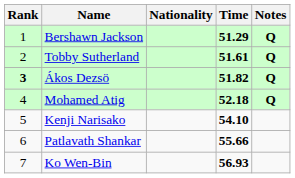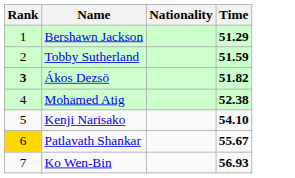- column: (271, 15)
(234, 57) 51.61 -> (234, 57) 51.59
(234, 99) 52.18 -> (234, 99) 52.38
(23, 141) no background -> (23, 141) gold background
(234, 141) 55.66 -> (234, 141) 55.67
